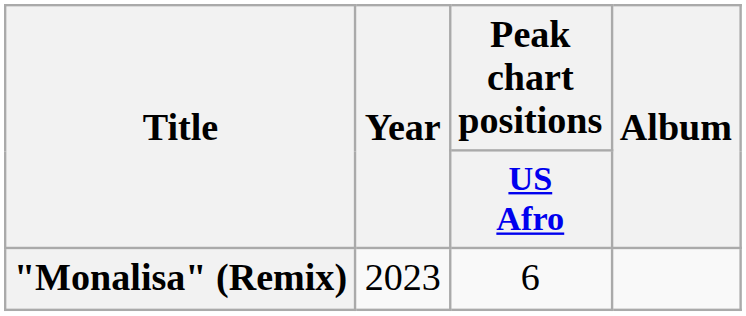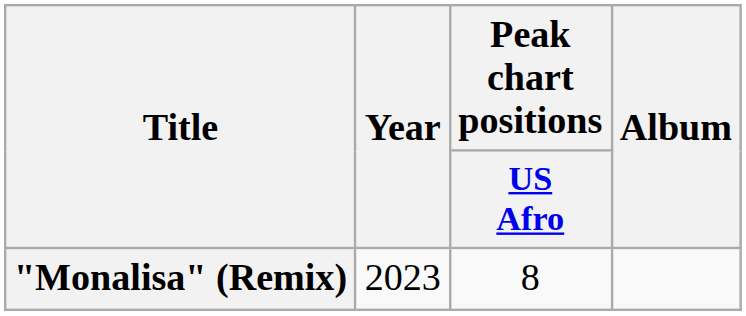(530, 277) 6 -> (530, 277) 8
